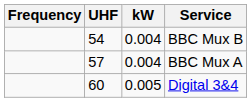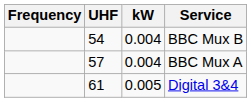(96, 85) 60 -> (96, 85) 61
